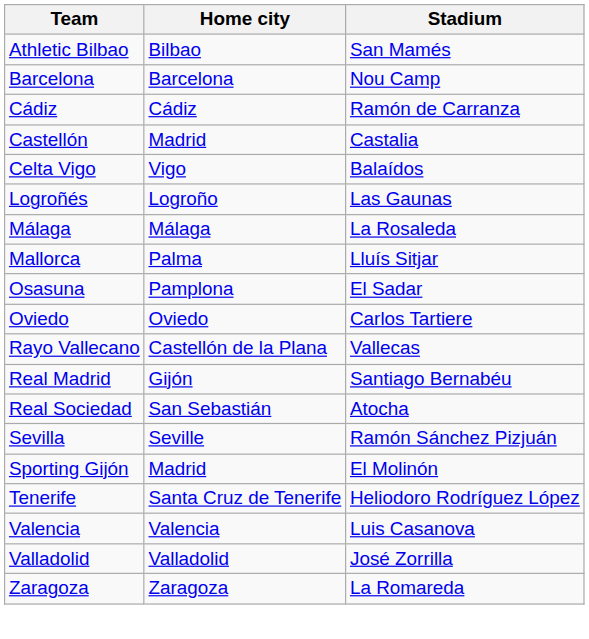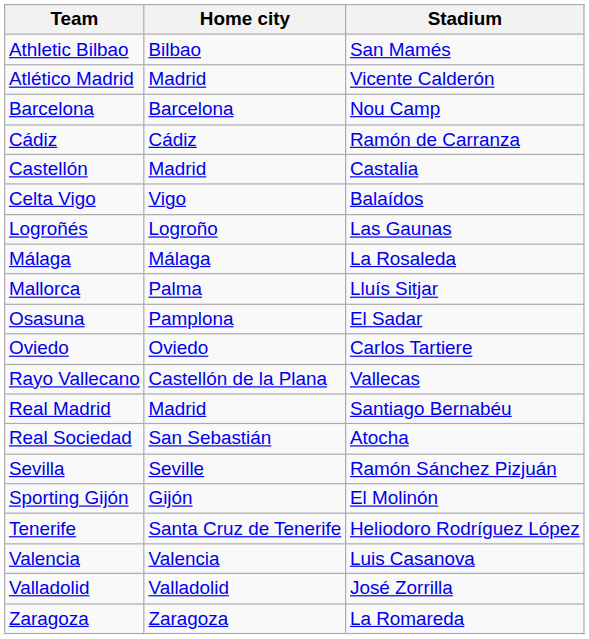+ row: (71, 79)
(171, 378) Gijón -> (177, 408) Madrid
(177, 468) Madrid -> (171, 498) Gijón
